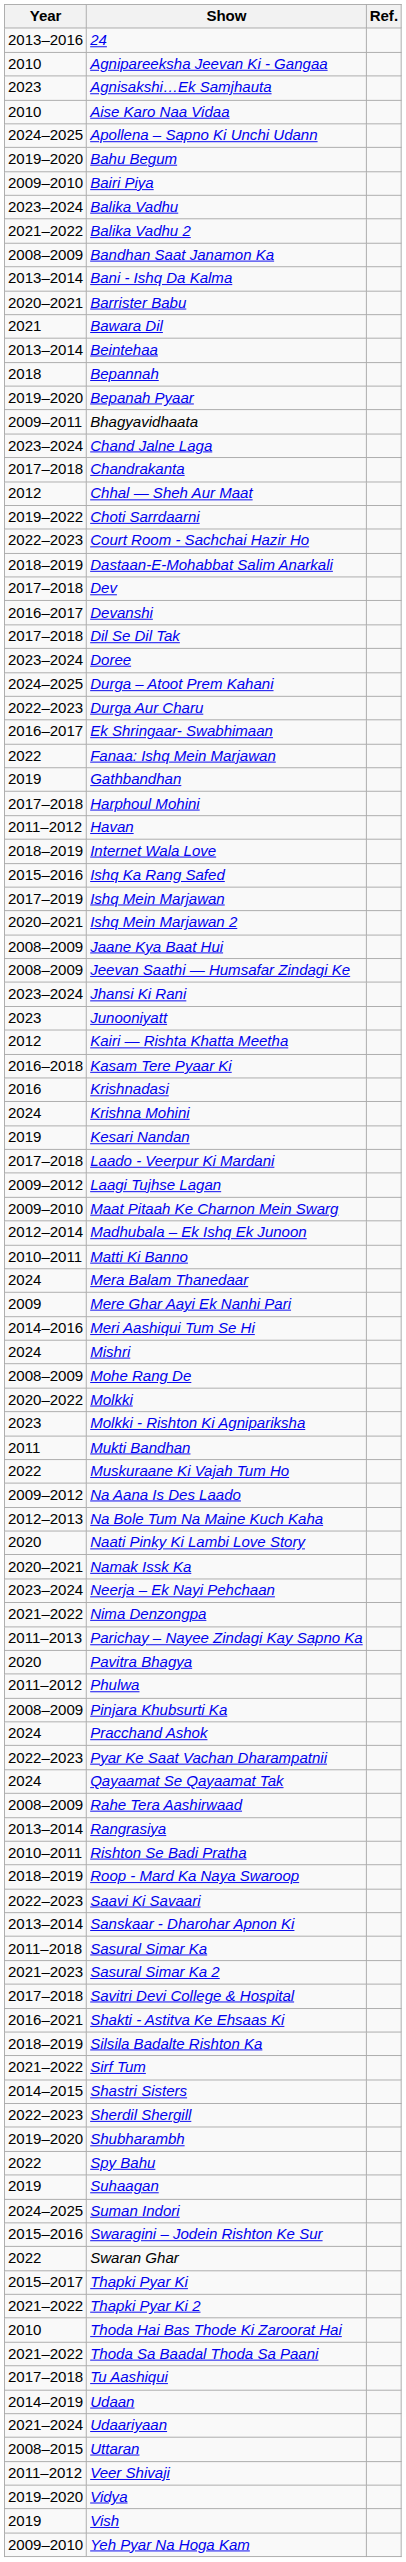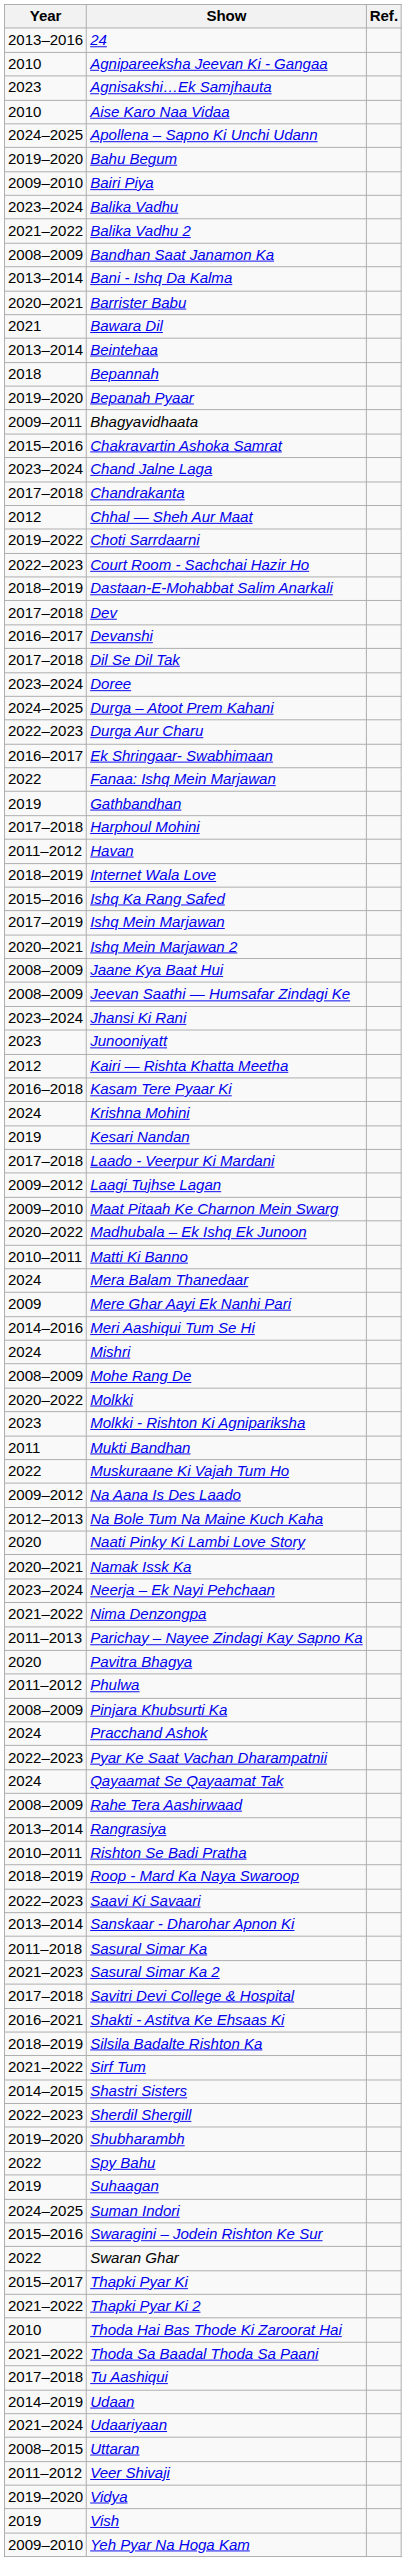+ row: (186, 445)
- row: (129, 1089)
(46, 1232) 2012–2014 -> (46, 1232) 2020–2022
